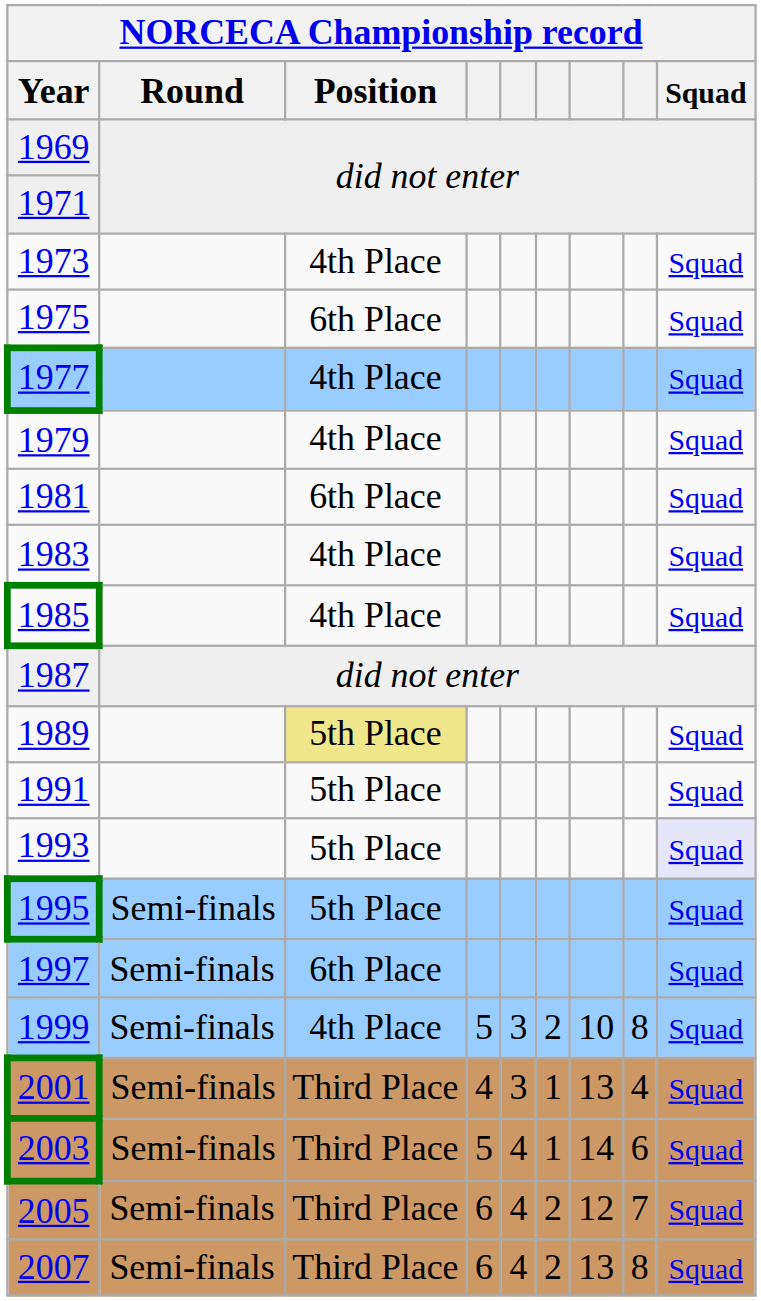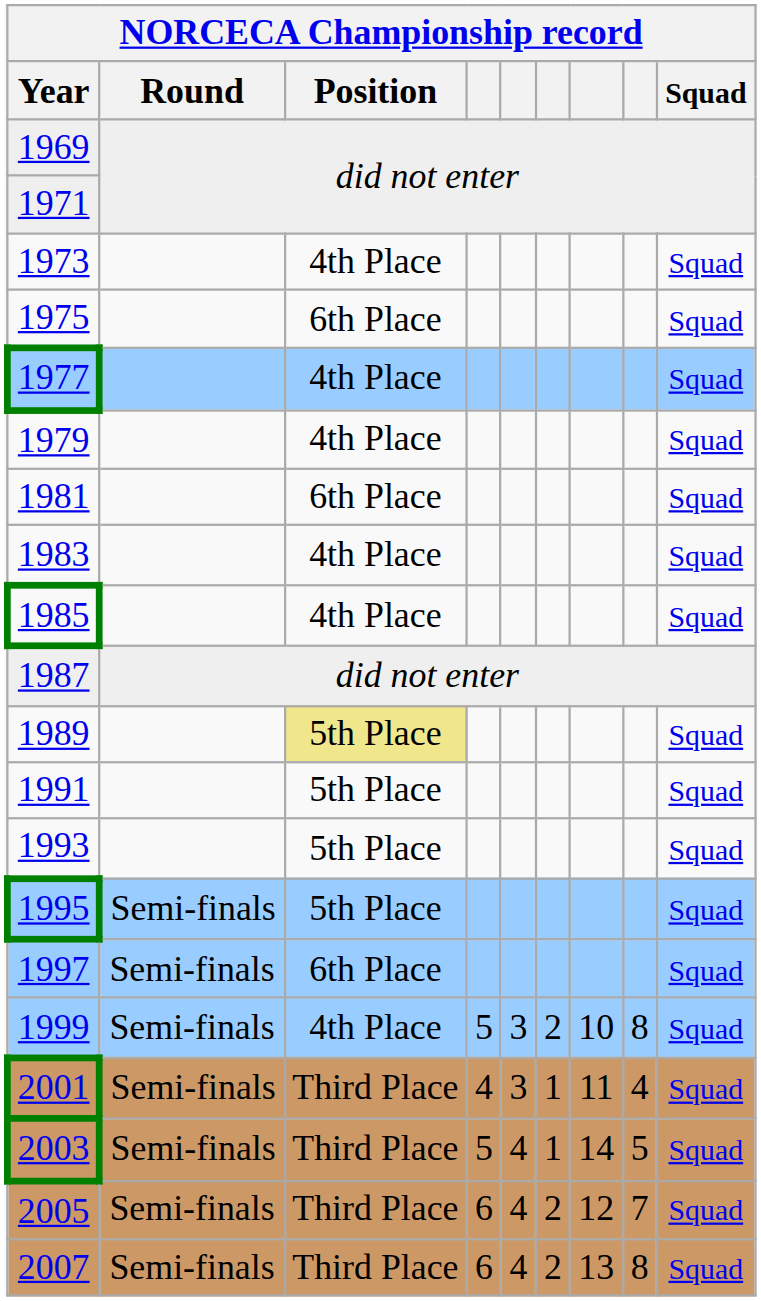(706, 849) lavender background -> (706, 849) no background
(596, 1087) 13 -> (596, 1087) 11
(640, 1148) 6 -> (640, 1148) 5
